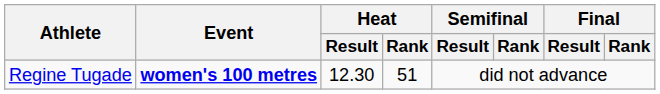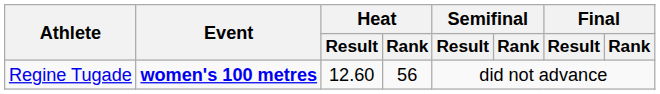(352, 75) 12.30 -> (352, 75) 12.60
(407, 75) 51 -> (407, 75) 56
